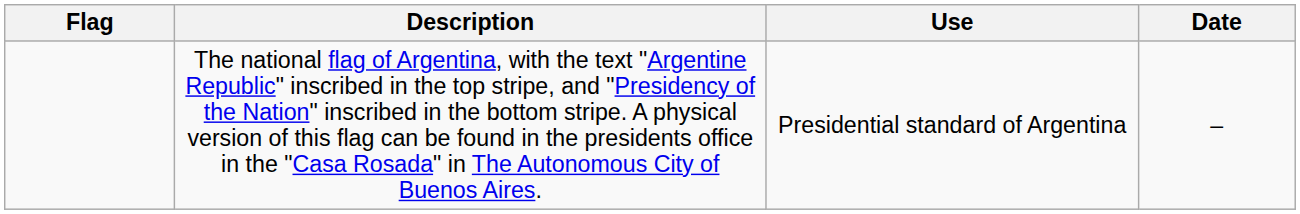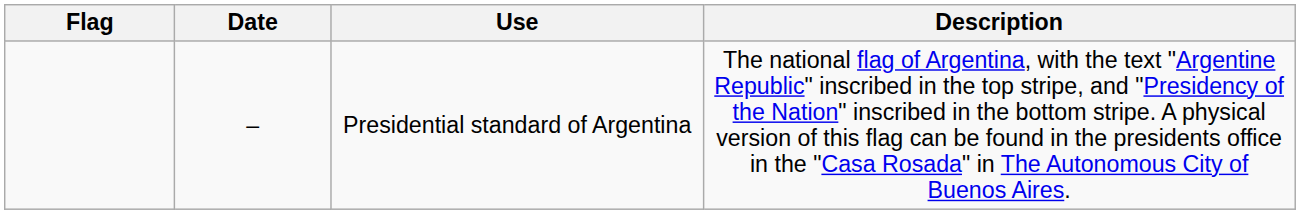columns swapped: (1217, 22) <-> (470, 22)
